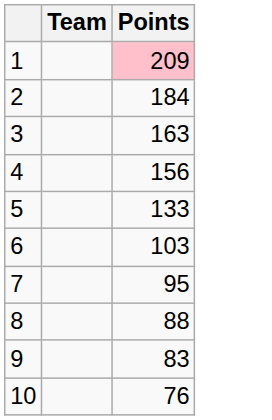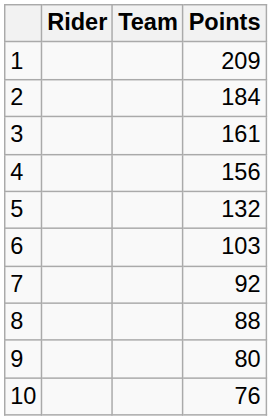+ column: (77, 23)
(170, 60) pink background -> (241, 60) no background
(170, 135) 163 -> (241, 135) 161
(170, 209) 133 -> (241, 209) 132
(176, 284) 95 -> (247, 284) 92
(176, 358) 83 -> (247, 358) 80
